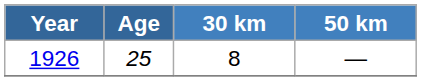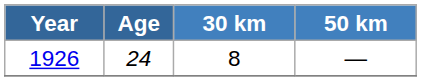(139, 58) 25 -> (139, 58) 24
